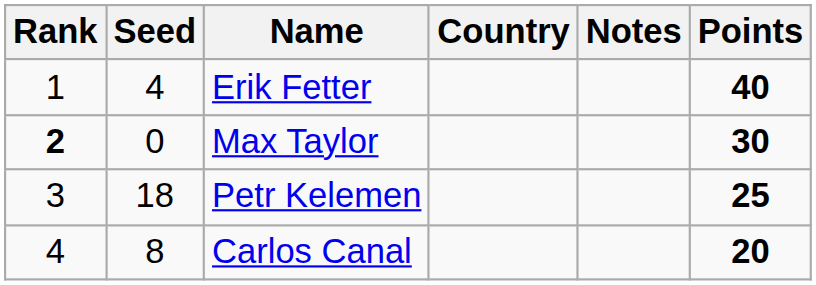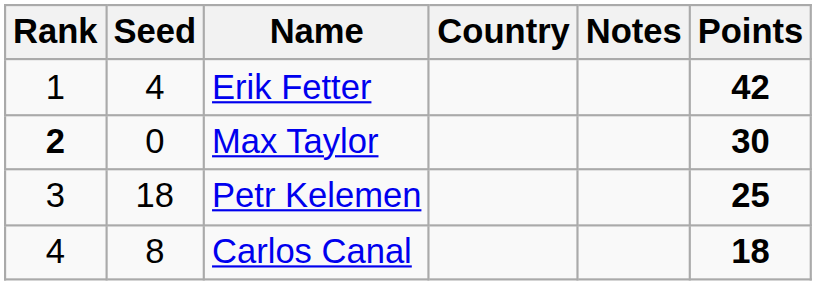(750, 86) 40 -> (750, 86) 42
(750, 251) 20 -> (750, 251) 18
